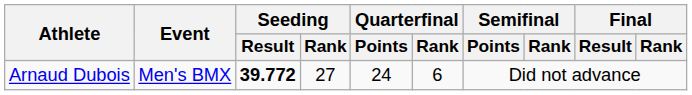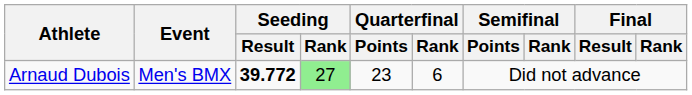(325, 76) no background -> (325, 76) lightgreen background
(381, 76) 24 -> (381, 76) 23
